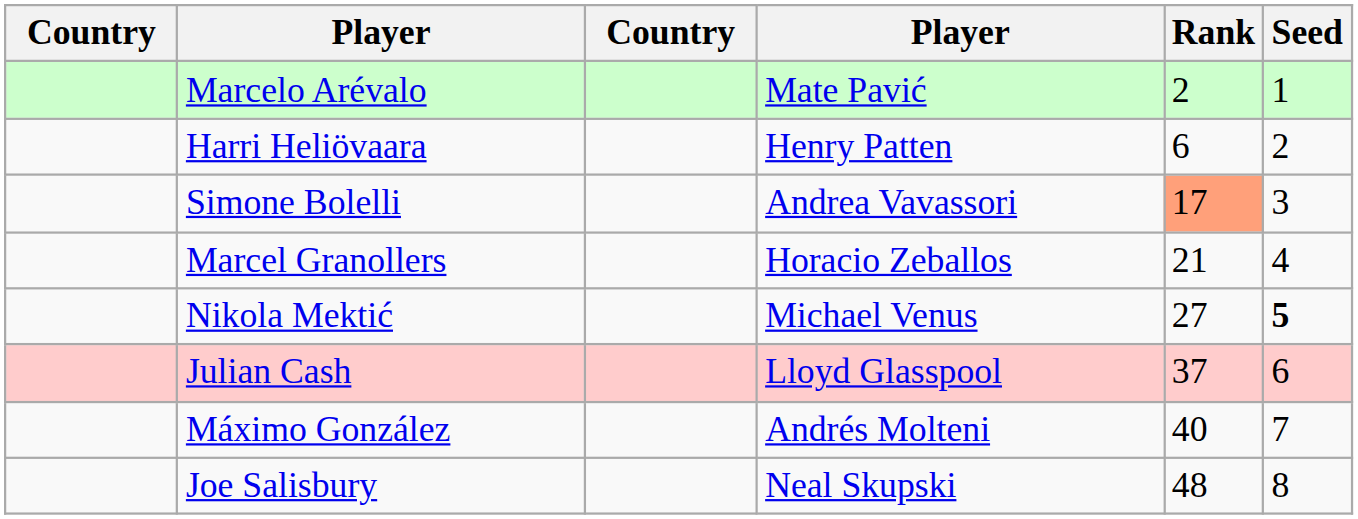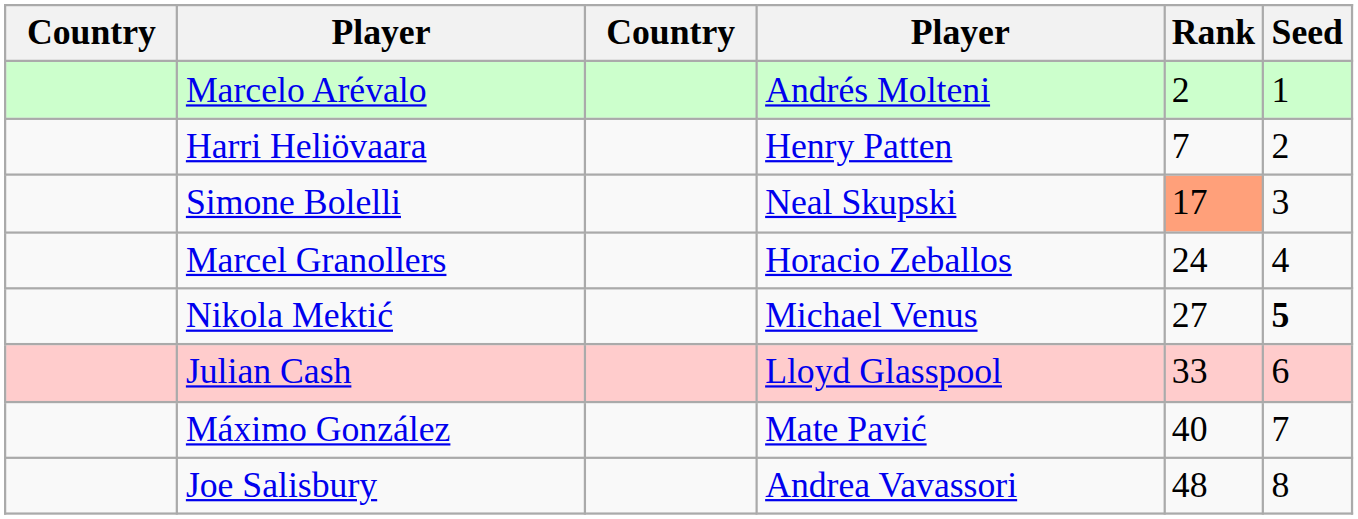(846, 89) Mate Pavić -> (878, 89) Andrés Molteni
(1181, 145) 6 -> (1181, 145) 7
(891, 202) Andrea Vavassori -> (861, 202) Neal Skupski
(1190, 259) 21 -> (1190, 259) 24
(1190, 372) 37 -> (1190, 372) 33
(878, 428) Andrés Molteni -> (846, 428) Mate Pavić
(861, 485) Neal Skupski -> (891, 485) Andrea Vavassori
